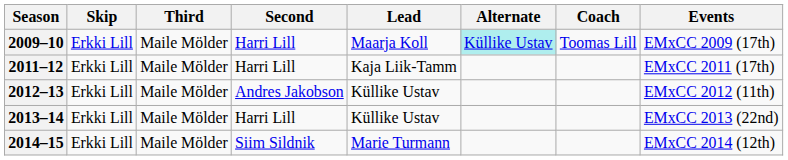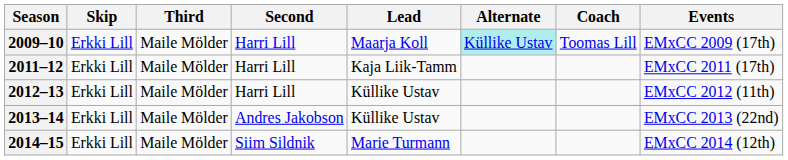(289, 92) Andres Jakobson -> (265, 92) Harri Lill
(265, 117) Harri Lill -> (289, 117) Andres Jakobson
